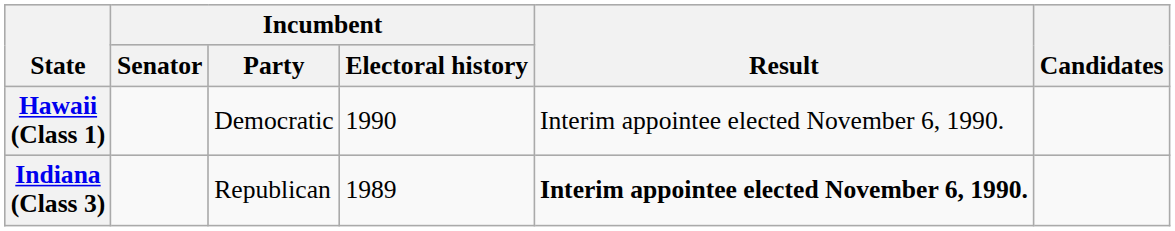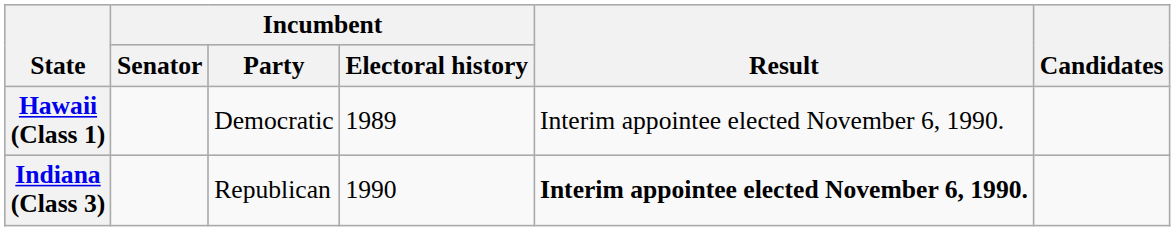(371, 120) 1990 -> (371, 120) 1989
(371, 189) 1989 -> (371, 189) 1990
